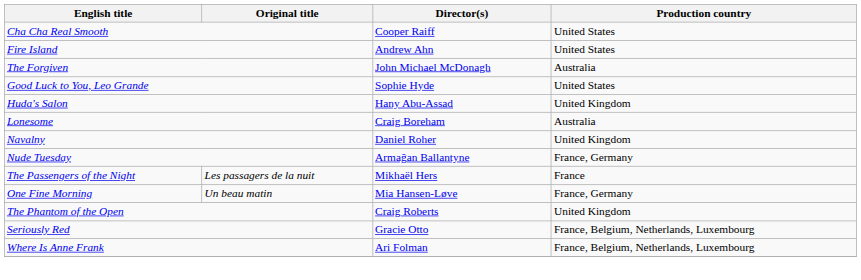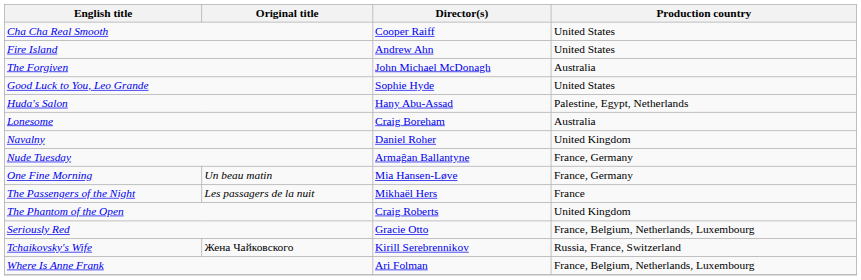(592, 103) United Kingdom -> (621, 103) Palestine, Egypt, Netherlands
rows swapped: (50, 193) <-> (71, 175)
+ row: (49, 247)
